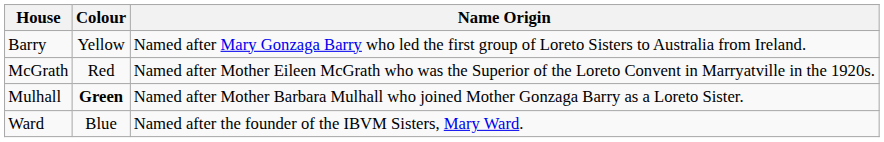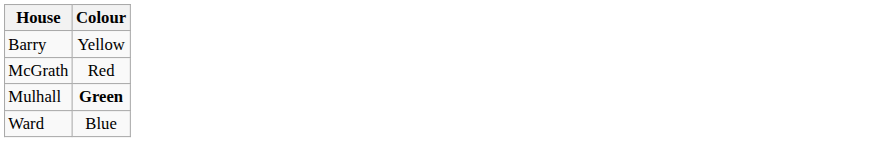- column: (504, 17)
